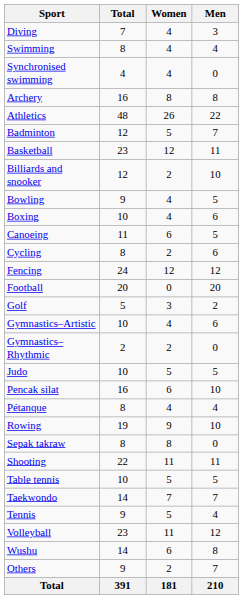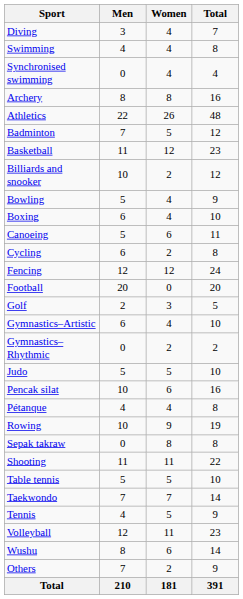columns swapped: (215, 13) <-> (123, 13)
